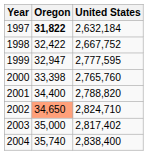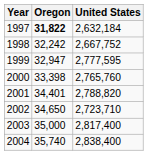(50, 45) 32,422 -> (50, 45) 32,242
(50, 93) 34,400 -> (50, 93) 34,401
(50, 110) lightsalmon background -> (50, 110) no background
(98, 110) 2,824,710 -> (98, 110) 2,723,710
(98, 126) 2,817,402 -> (98, 126) 2,817,400
